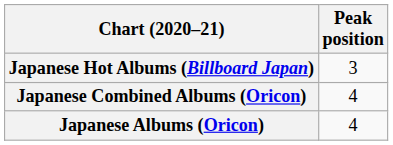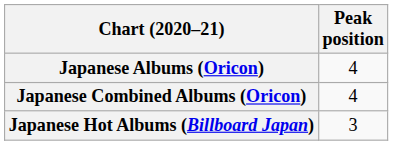rows swapped: (161, 125) <-> (161, 67)
